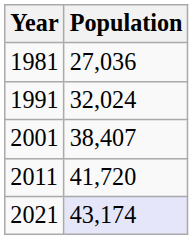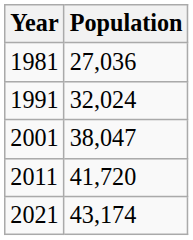(103, 138) 38,407 -> (103, 138) 38,047
(103, 215) lavender background -> (103, 215) no background
